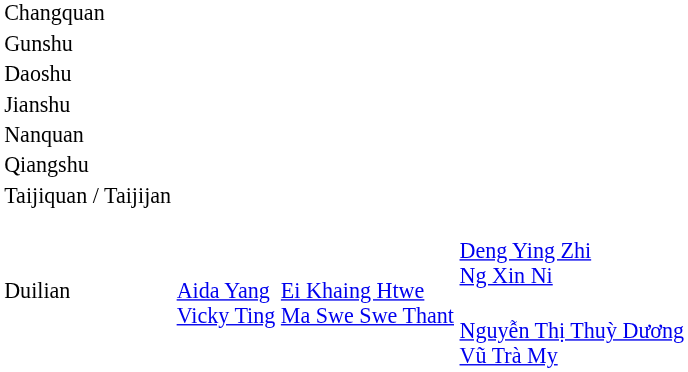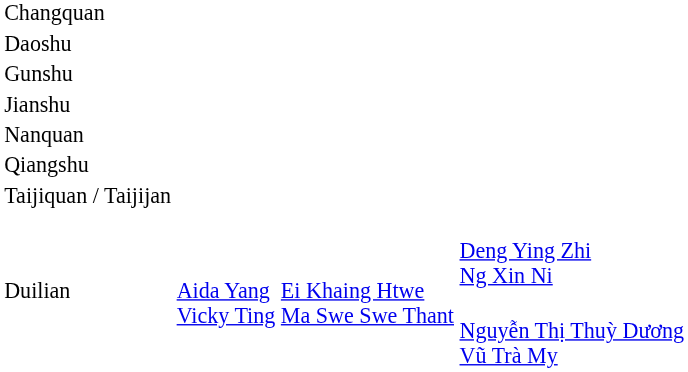rows swapped: (38, 74) <-> (38, 43)
